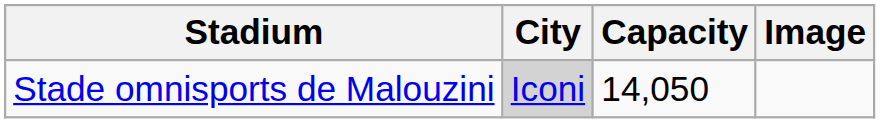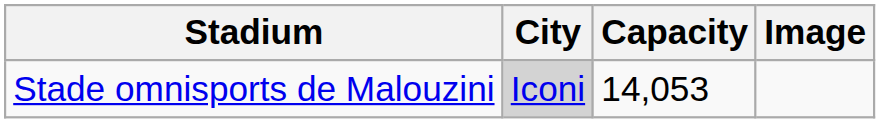(655, 88) 14,050 -> (655, 88) 14,053
